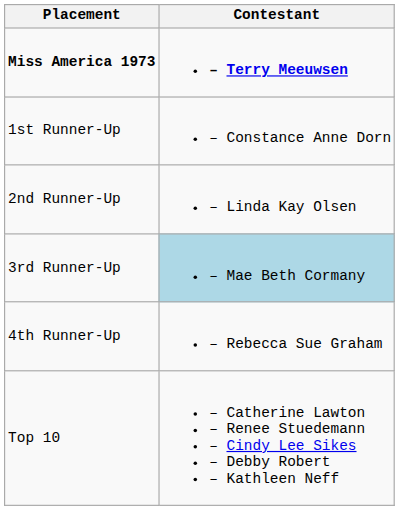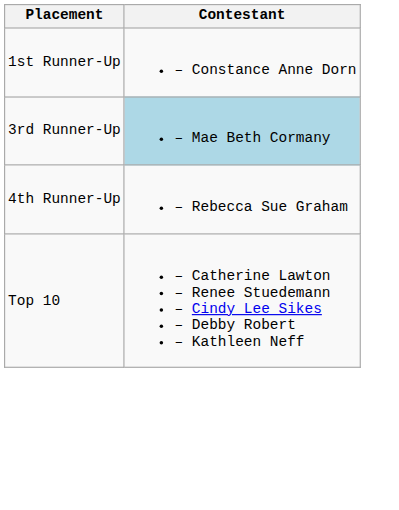- row: (82, 63)
- row: (64, 200)
